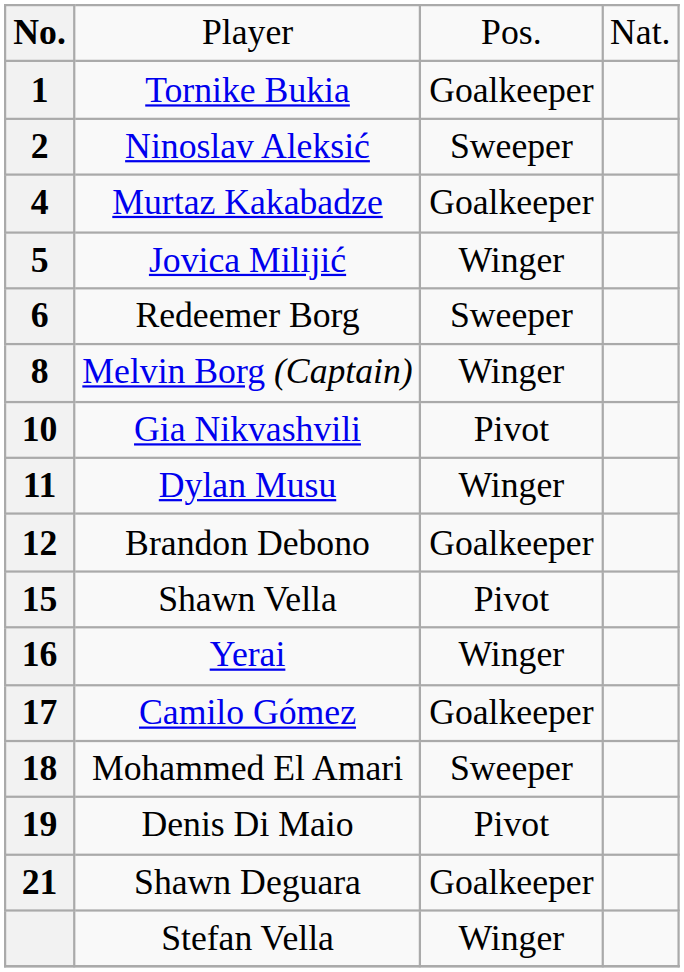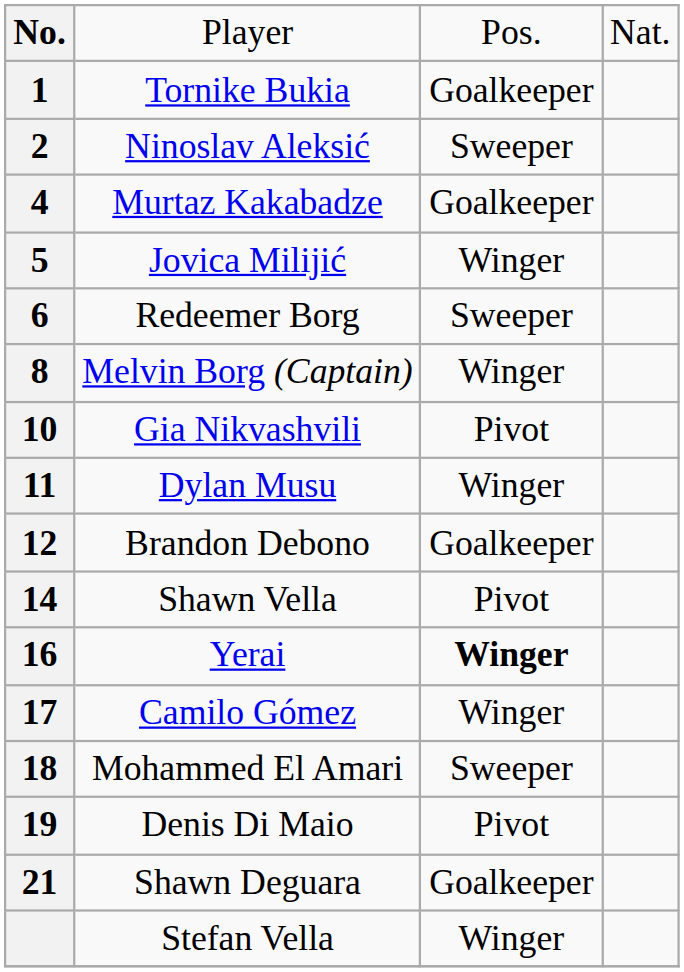(40, 598) 15 -> (40, 598) 14
(511, 655) normal -> (511, 655) bold
(511, 711) Goalkeeper -> (511, 711) Winger
